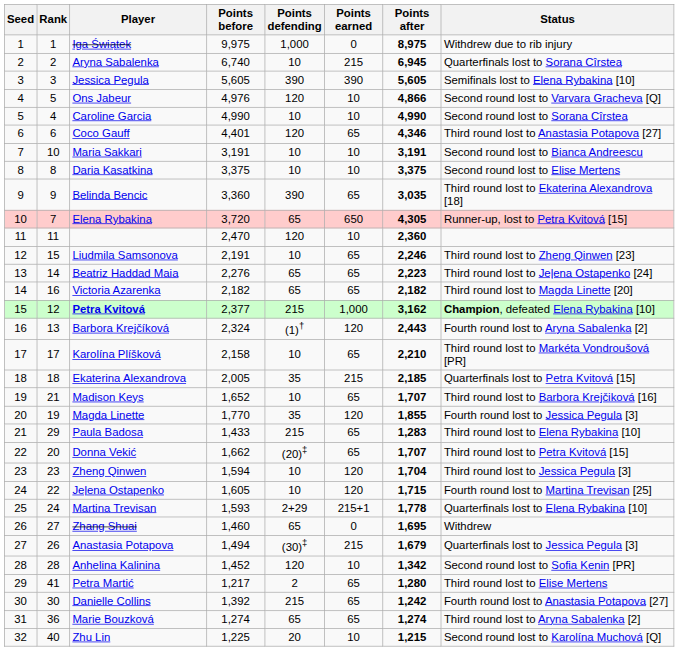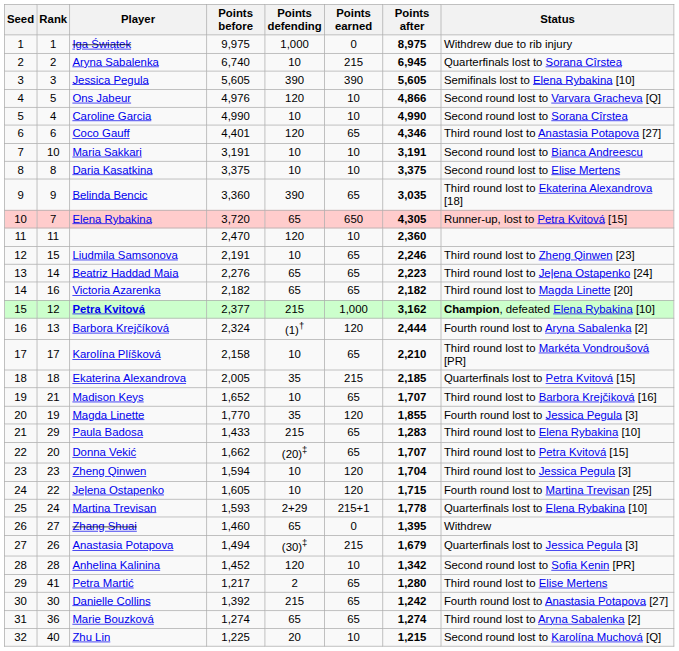(412, 328) 2,443 -> (412, 328) 2,444
(412, 526) 1,695 -> (412, 526) 1,395
